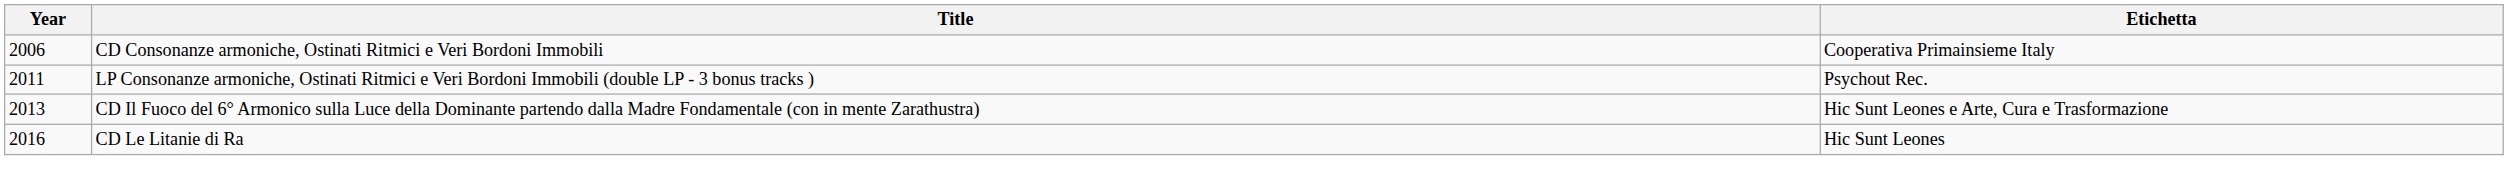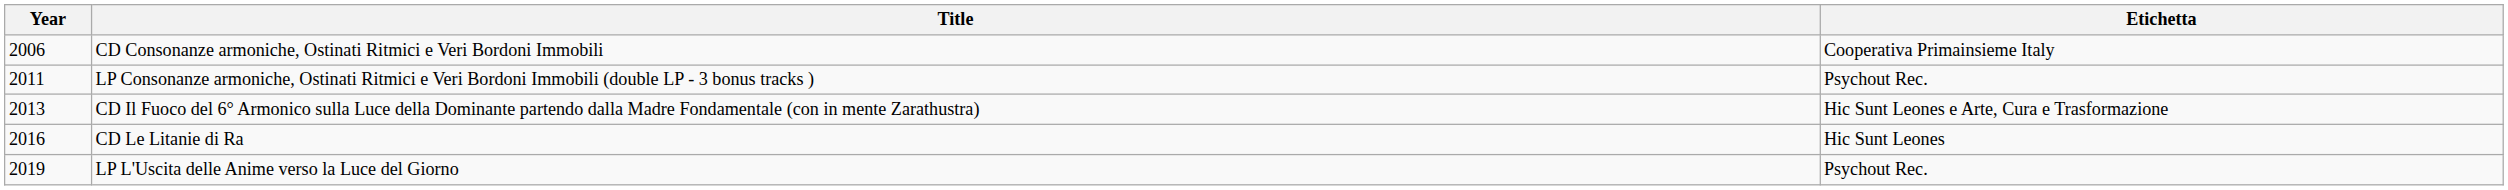+ row: (277, 169)
